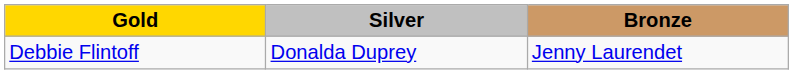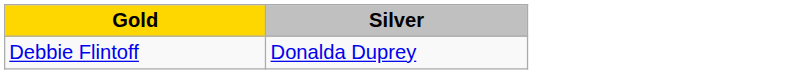- column: (658, 20)
